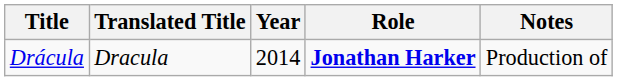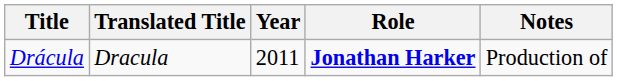(278, 57) 2014 -> (278, 57) 2011
